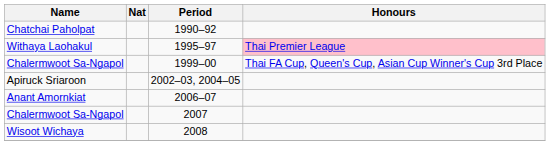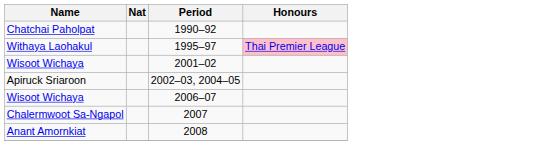- row: (195, 64)
+ row: (195, 64)
(46, 98) Anant Amornkiat -> (45, 98) Wisoot Wichaya
(45, 132) Wisoot Wichaya -> (46, 132) Anant Amornkiat
